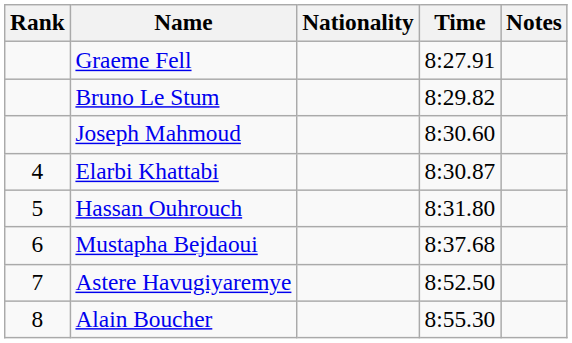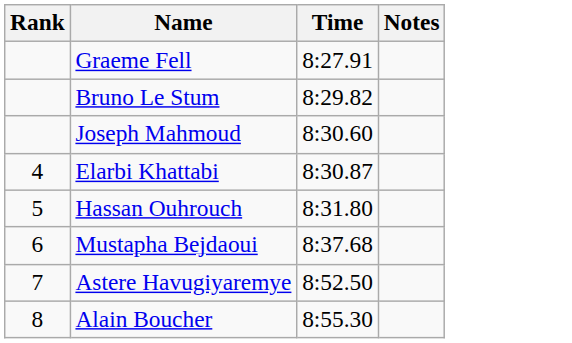- column: (358, 23)
